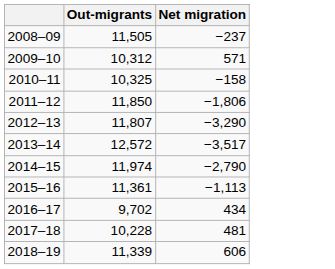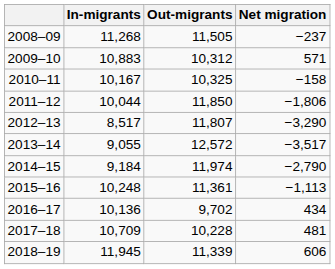+ column: (104, 15)
